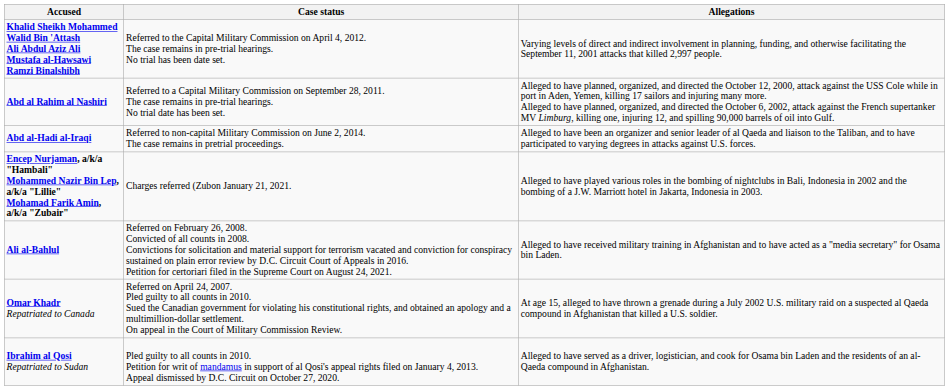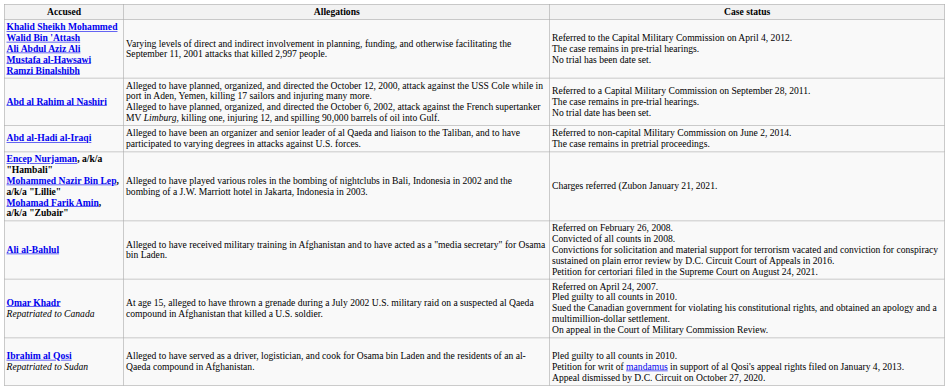columns swapped: (732, 12) <-> (321, 12)
